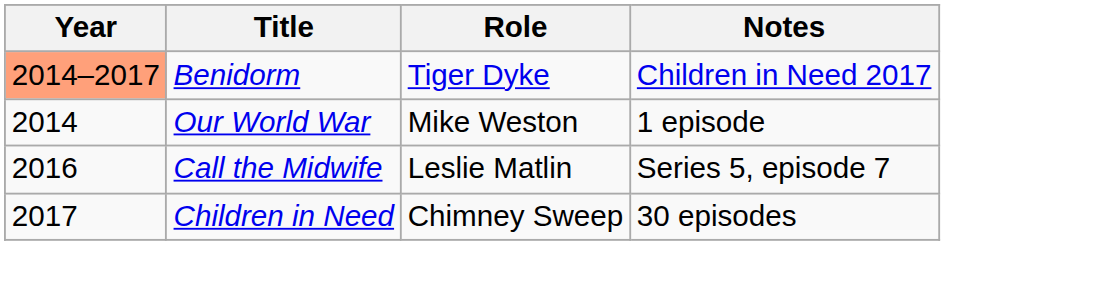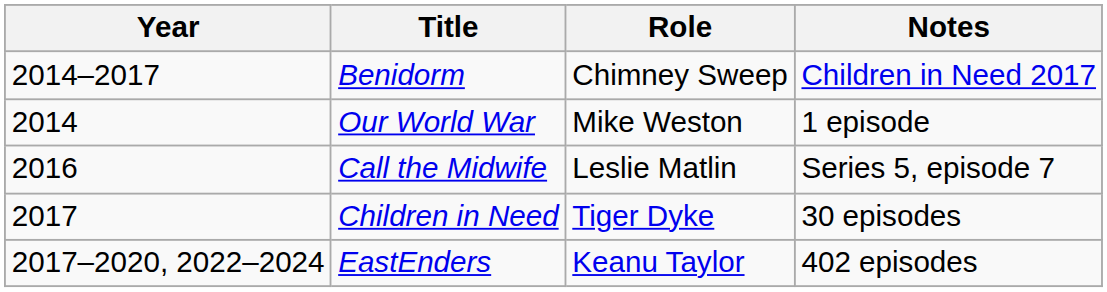(86, 74) lightsalmon background -> (86, 74) no background
(479, 74) Tiger Dyke -> (680, 74) Chimney Sweep
(515, 215) Chimney Sweep -> (643, 215) Tiger Dyke
+ row: (415, 262)
